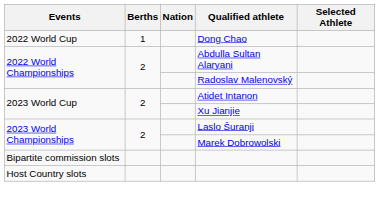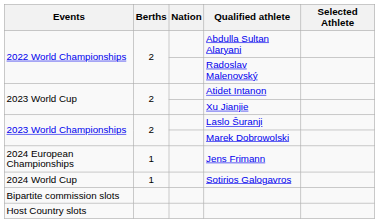- row: (42, 38)
+ row: (40, 159)
+ row: (42, 179)
